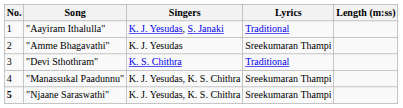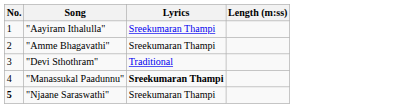- column: (185, 12)
(267, 29) Traditional -> (172, 29) Sreekumaran Thampi
(288, 79) normal -> (176, 79) bold
